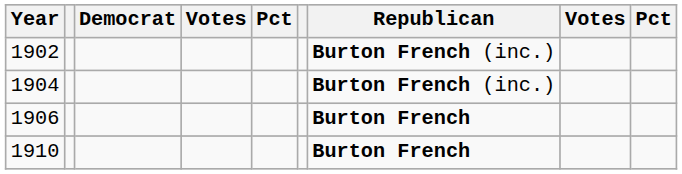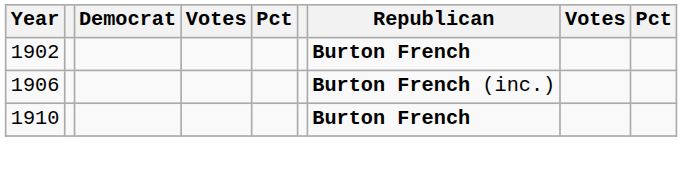(434, 54) Burton French (inc.) -> (391, 54) Burton French
- row: (35, 87)
(391, 119) Burton French -> (434, 87) Burton French (inc.)
